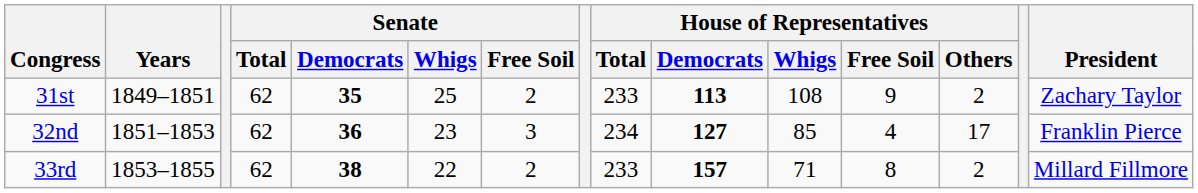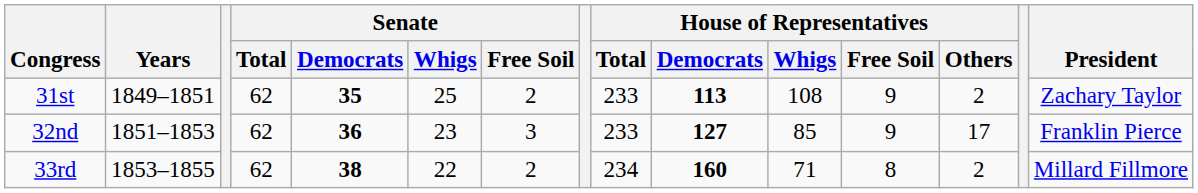(621, 132) 234 -> (621, 132) 233
(891, 132) 4 -> (891, 132) 9
(621, 168) 233 -> (621, 168) 234
(710, 168) 157 -> (710, 168) 160
